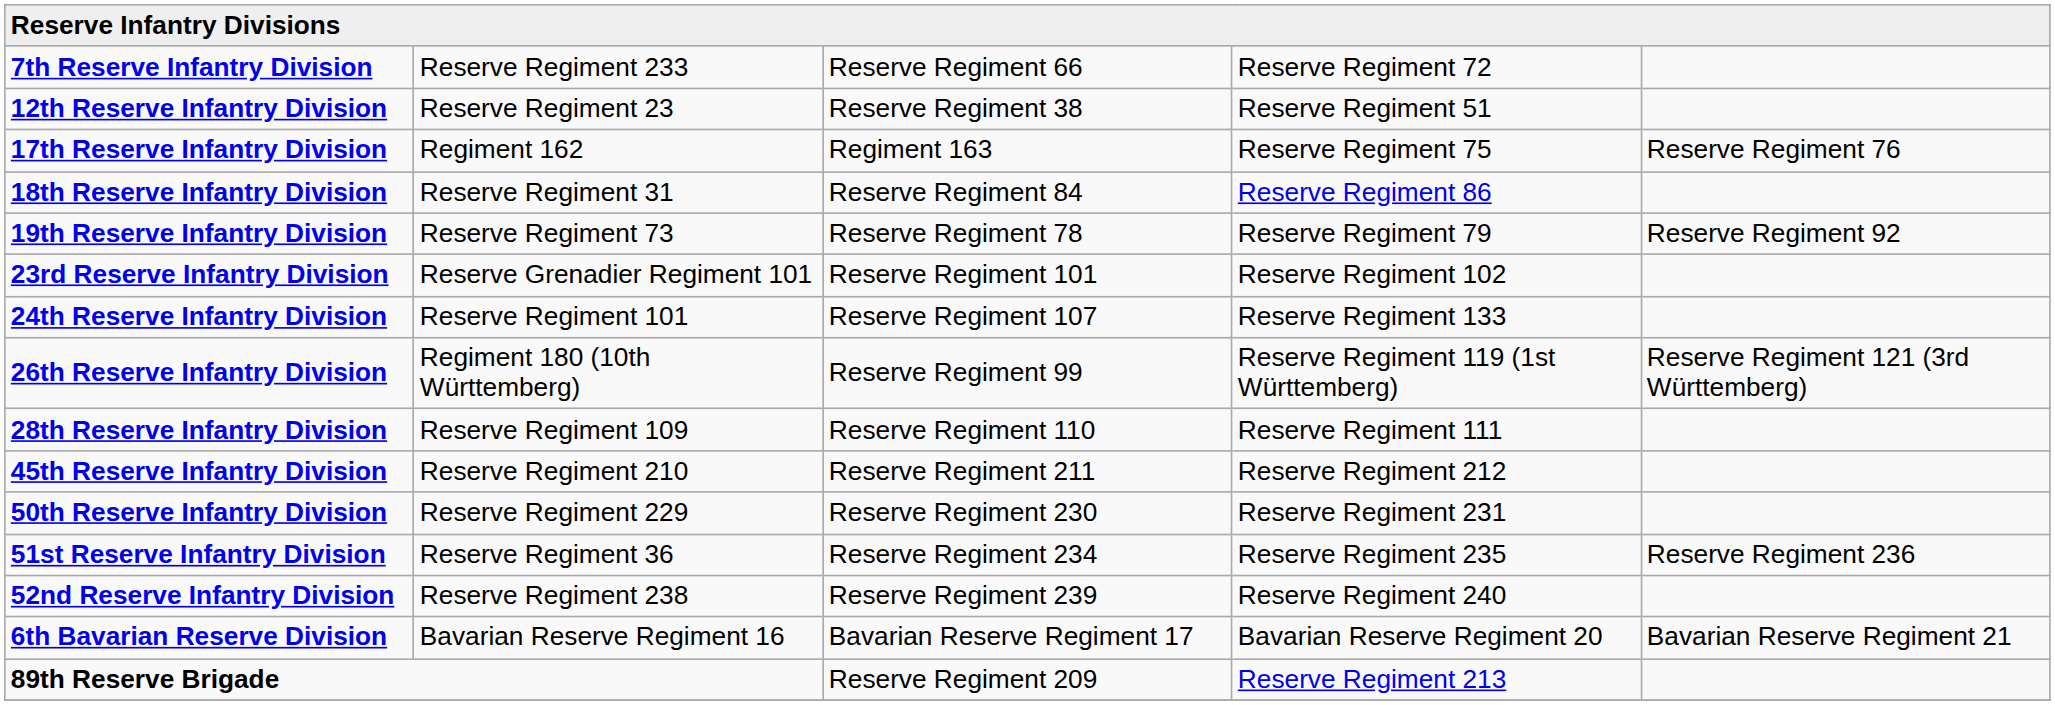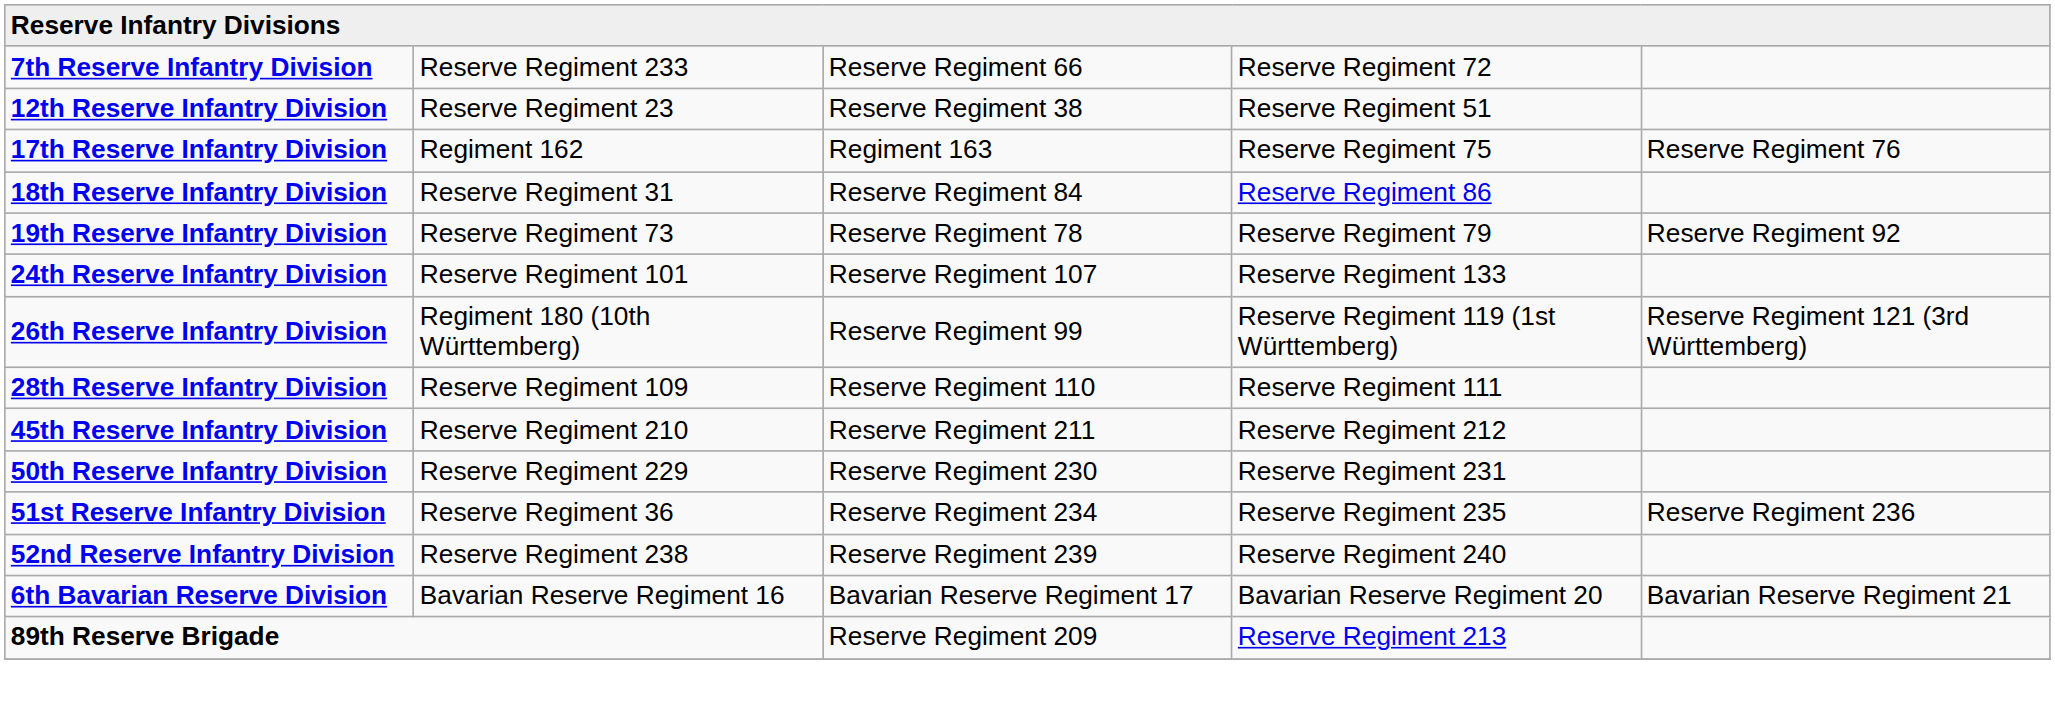- row: (200, 274)
